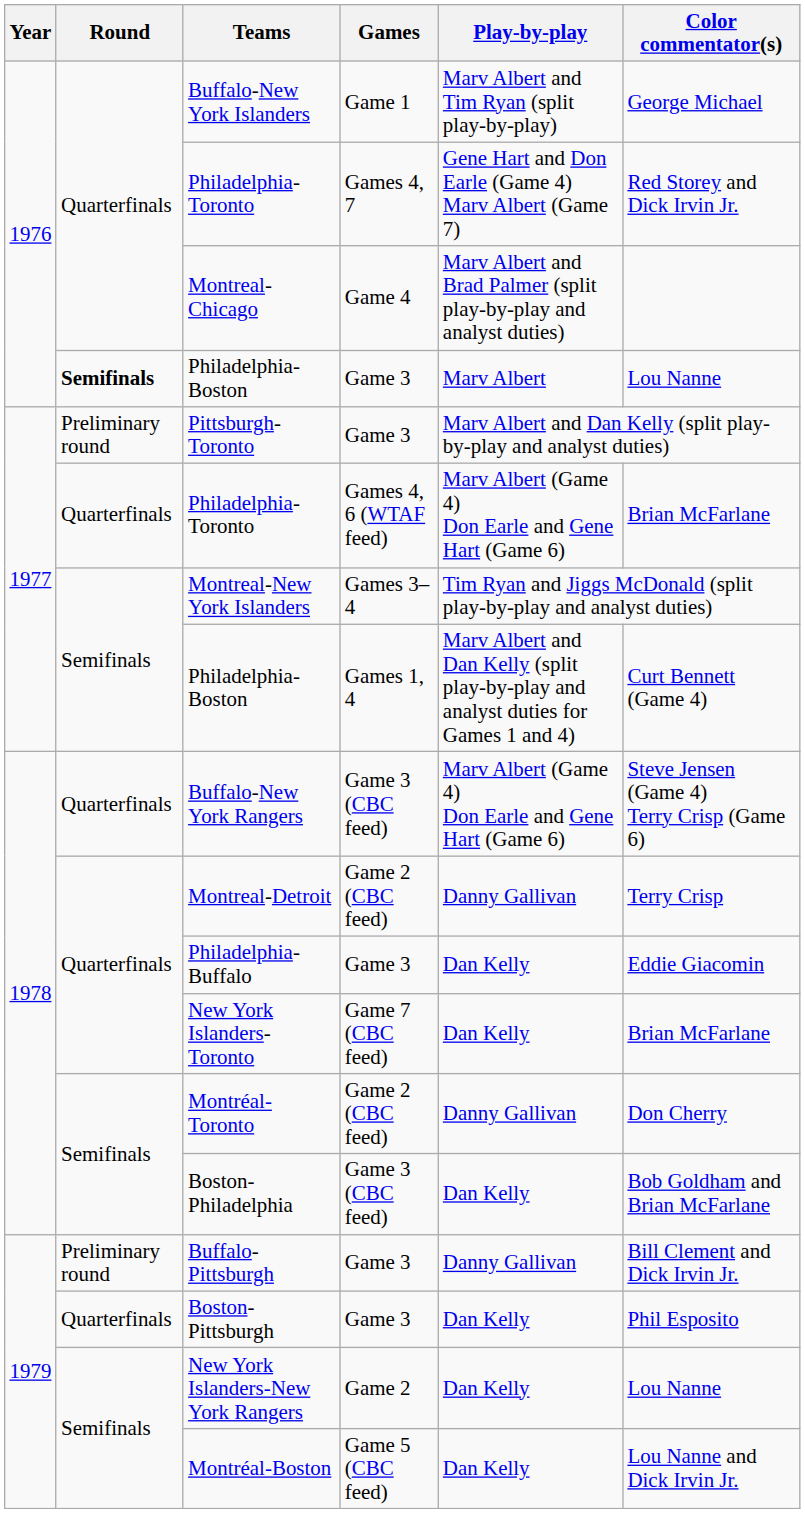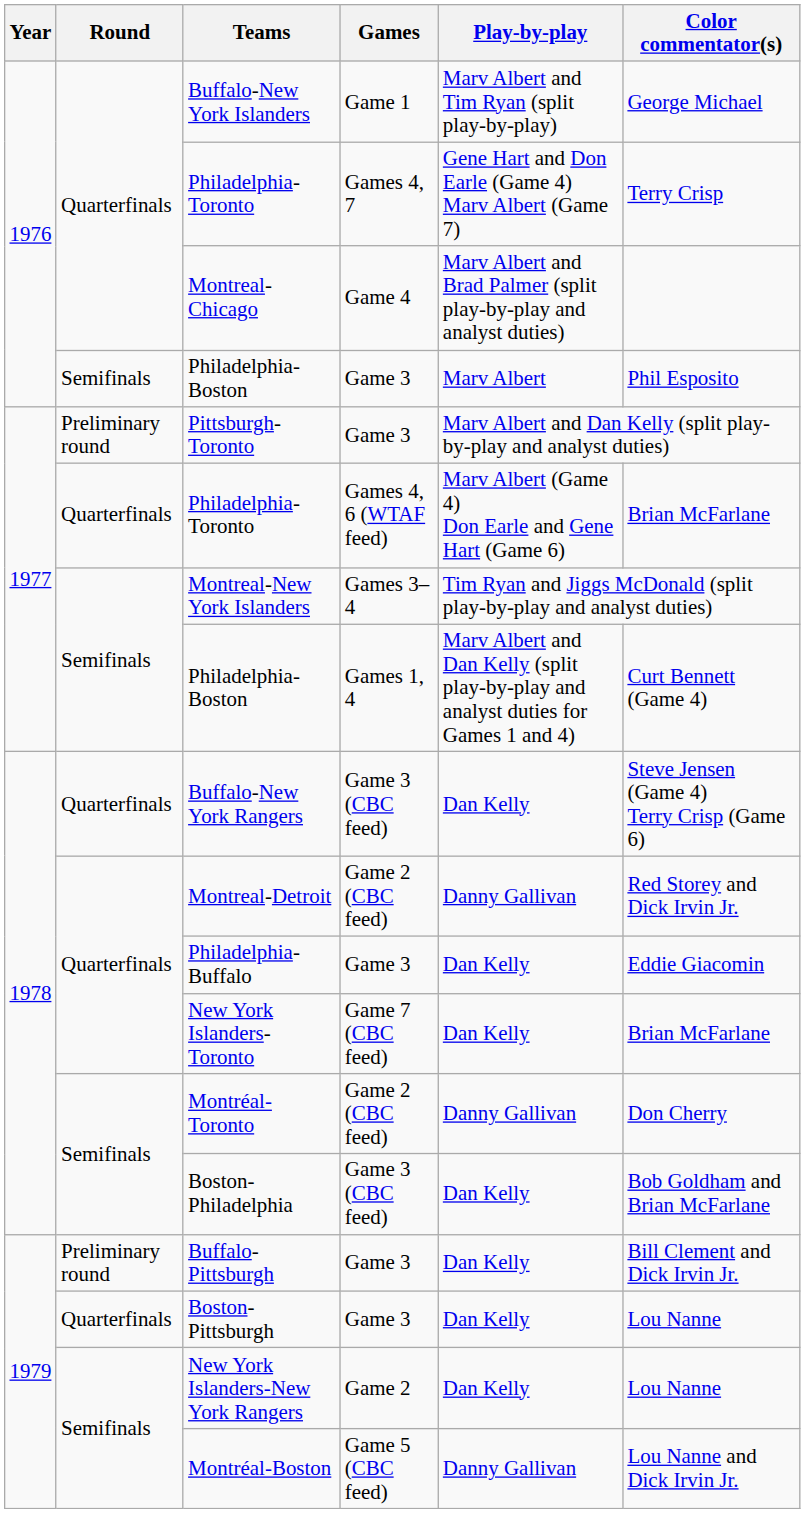(692, 193) Red Storey and Dick Irvin Jr. -> (675, 193) Terry Crisp
(108, 378) bold -> (106, 378) normal
(674, 378) Lou Nanne -> (683, 378) Phil Esposito
(528, 803) Marv Albert (Game 4) Don Earle and Gene Hart (Game 6) -> (486, 803) Dan Kelly
(675, 895) Terry Crisp -> (692, 895) Red Storey and Dick Irvin Jr.
(509, 1262) Danny Gallivan -> (486, 1262) Dan Kelly
(683, 1319) Phil Esposito -> (674, 1319) Lou Nanne
(486, 1468) Dan Kelly -> (509, 1468) Danny Gallivan
